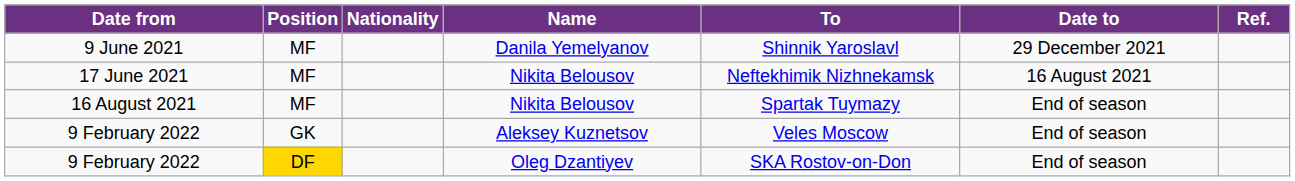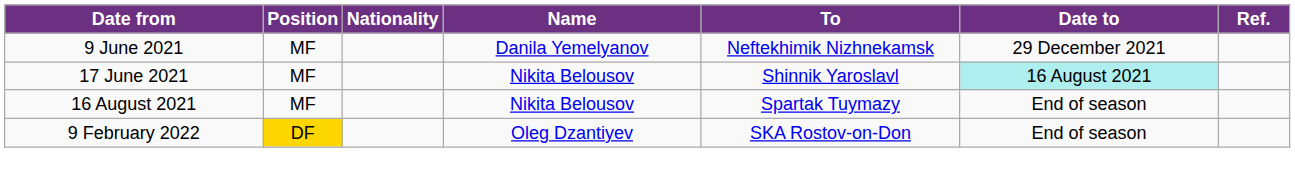(831, 48) Shinnik Yaroslavl -> (830, 48) Neftekhimik Nizhnekamsk
(830, 76) Neftekhimik Nizhnekamsk -> (831, 76) Shinnik Yaroslavl
(1089, 76) no background -> (1089, 76) paleturquoise background
- row: (134, 133)
